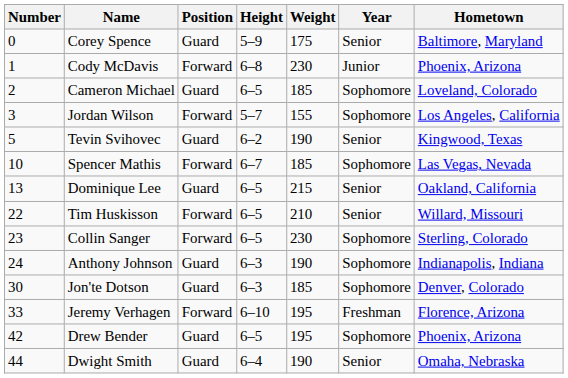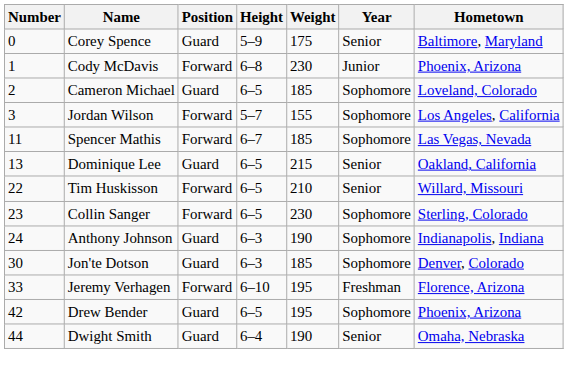- row: (114, 139)
(15, 164) 10 -> (15, 139) 11
